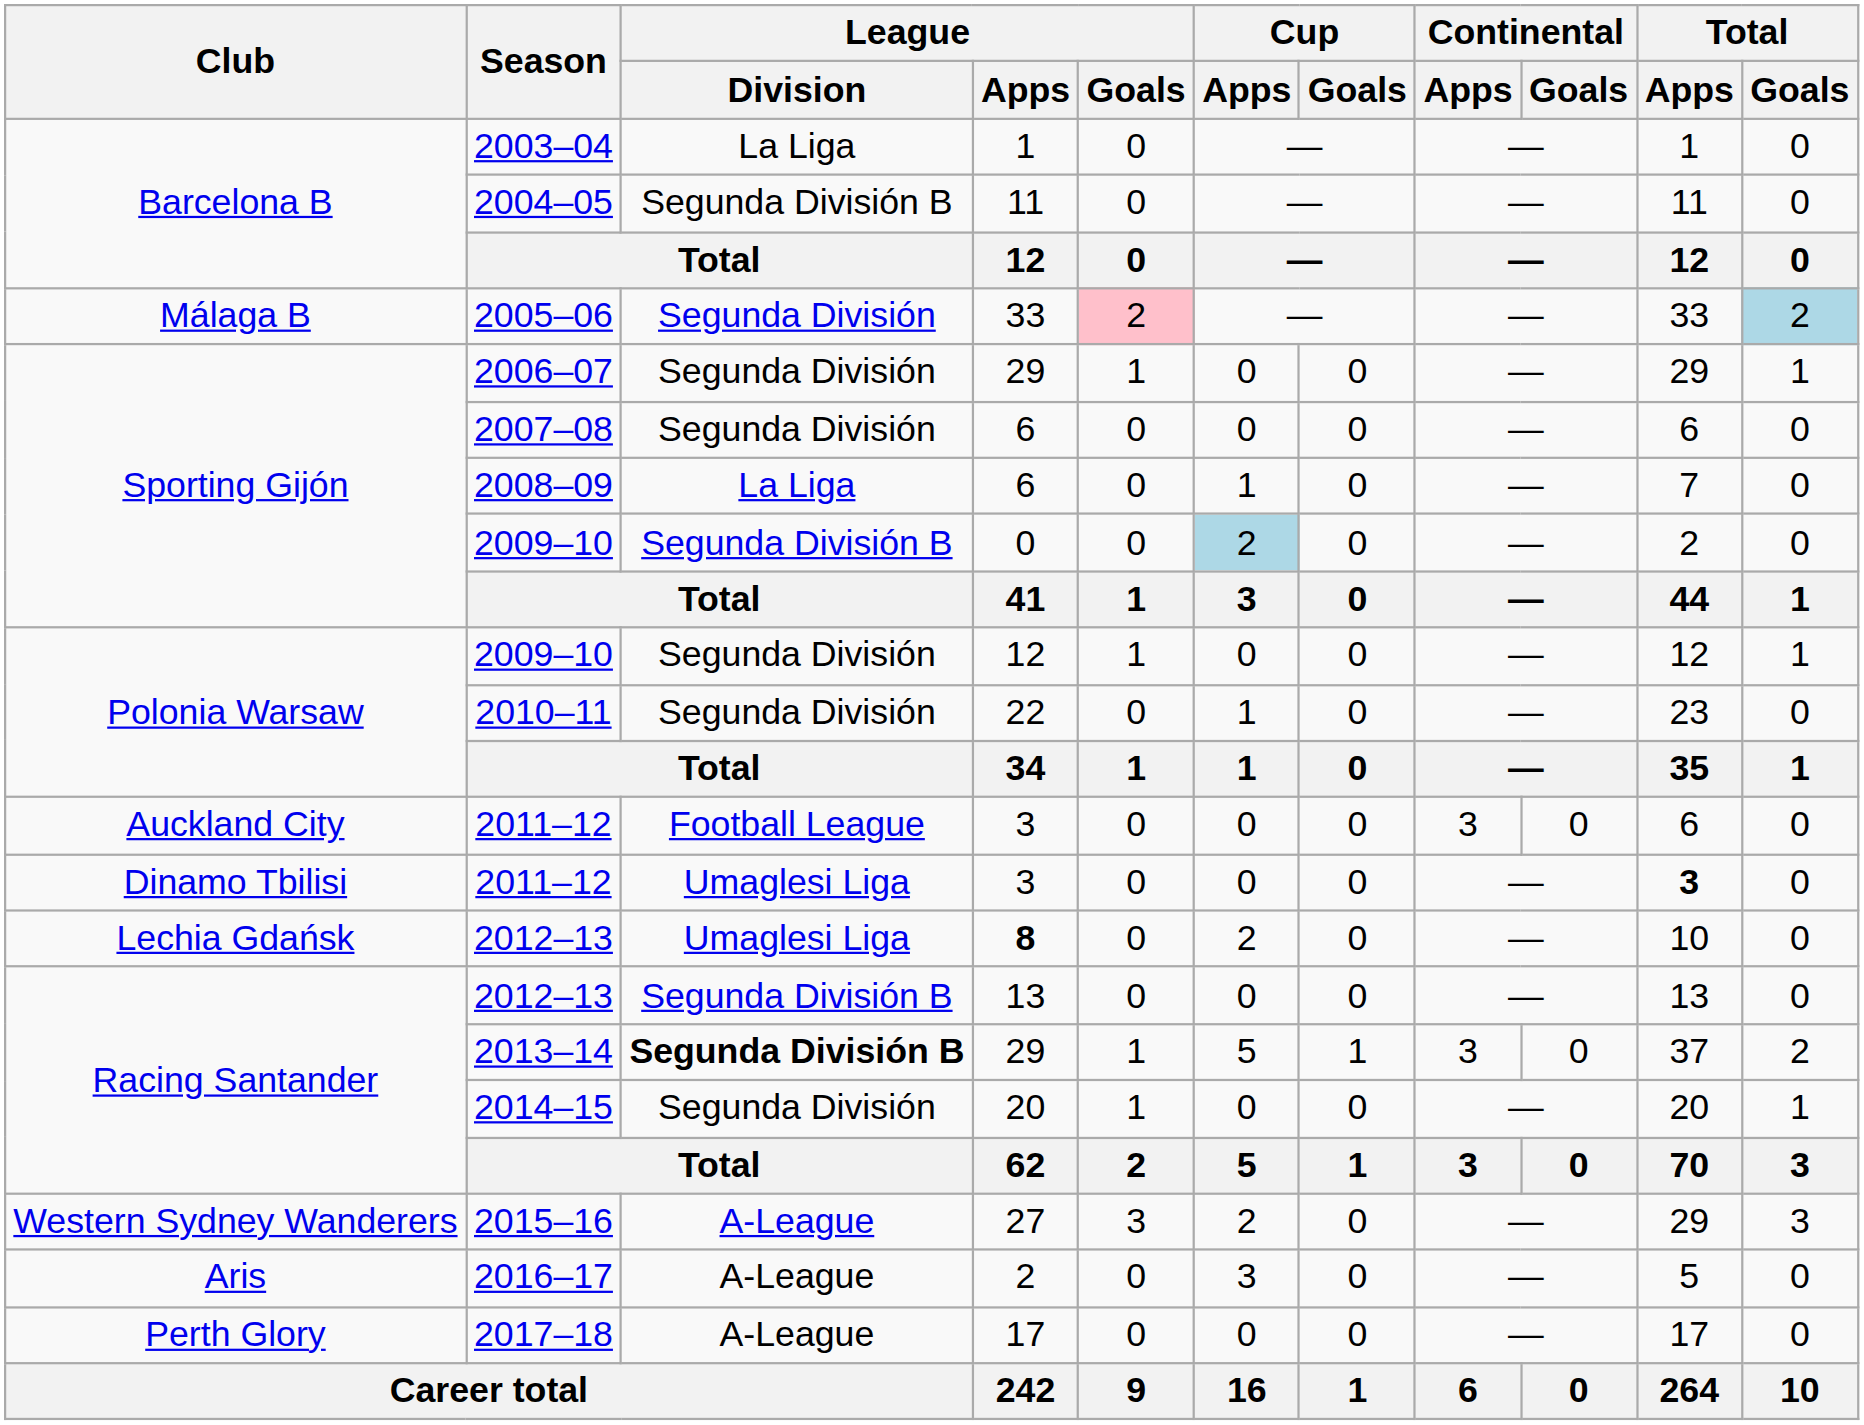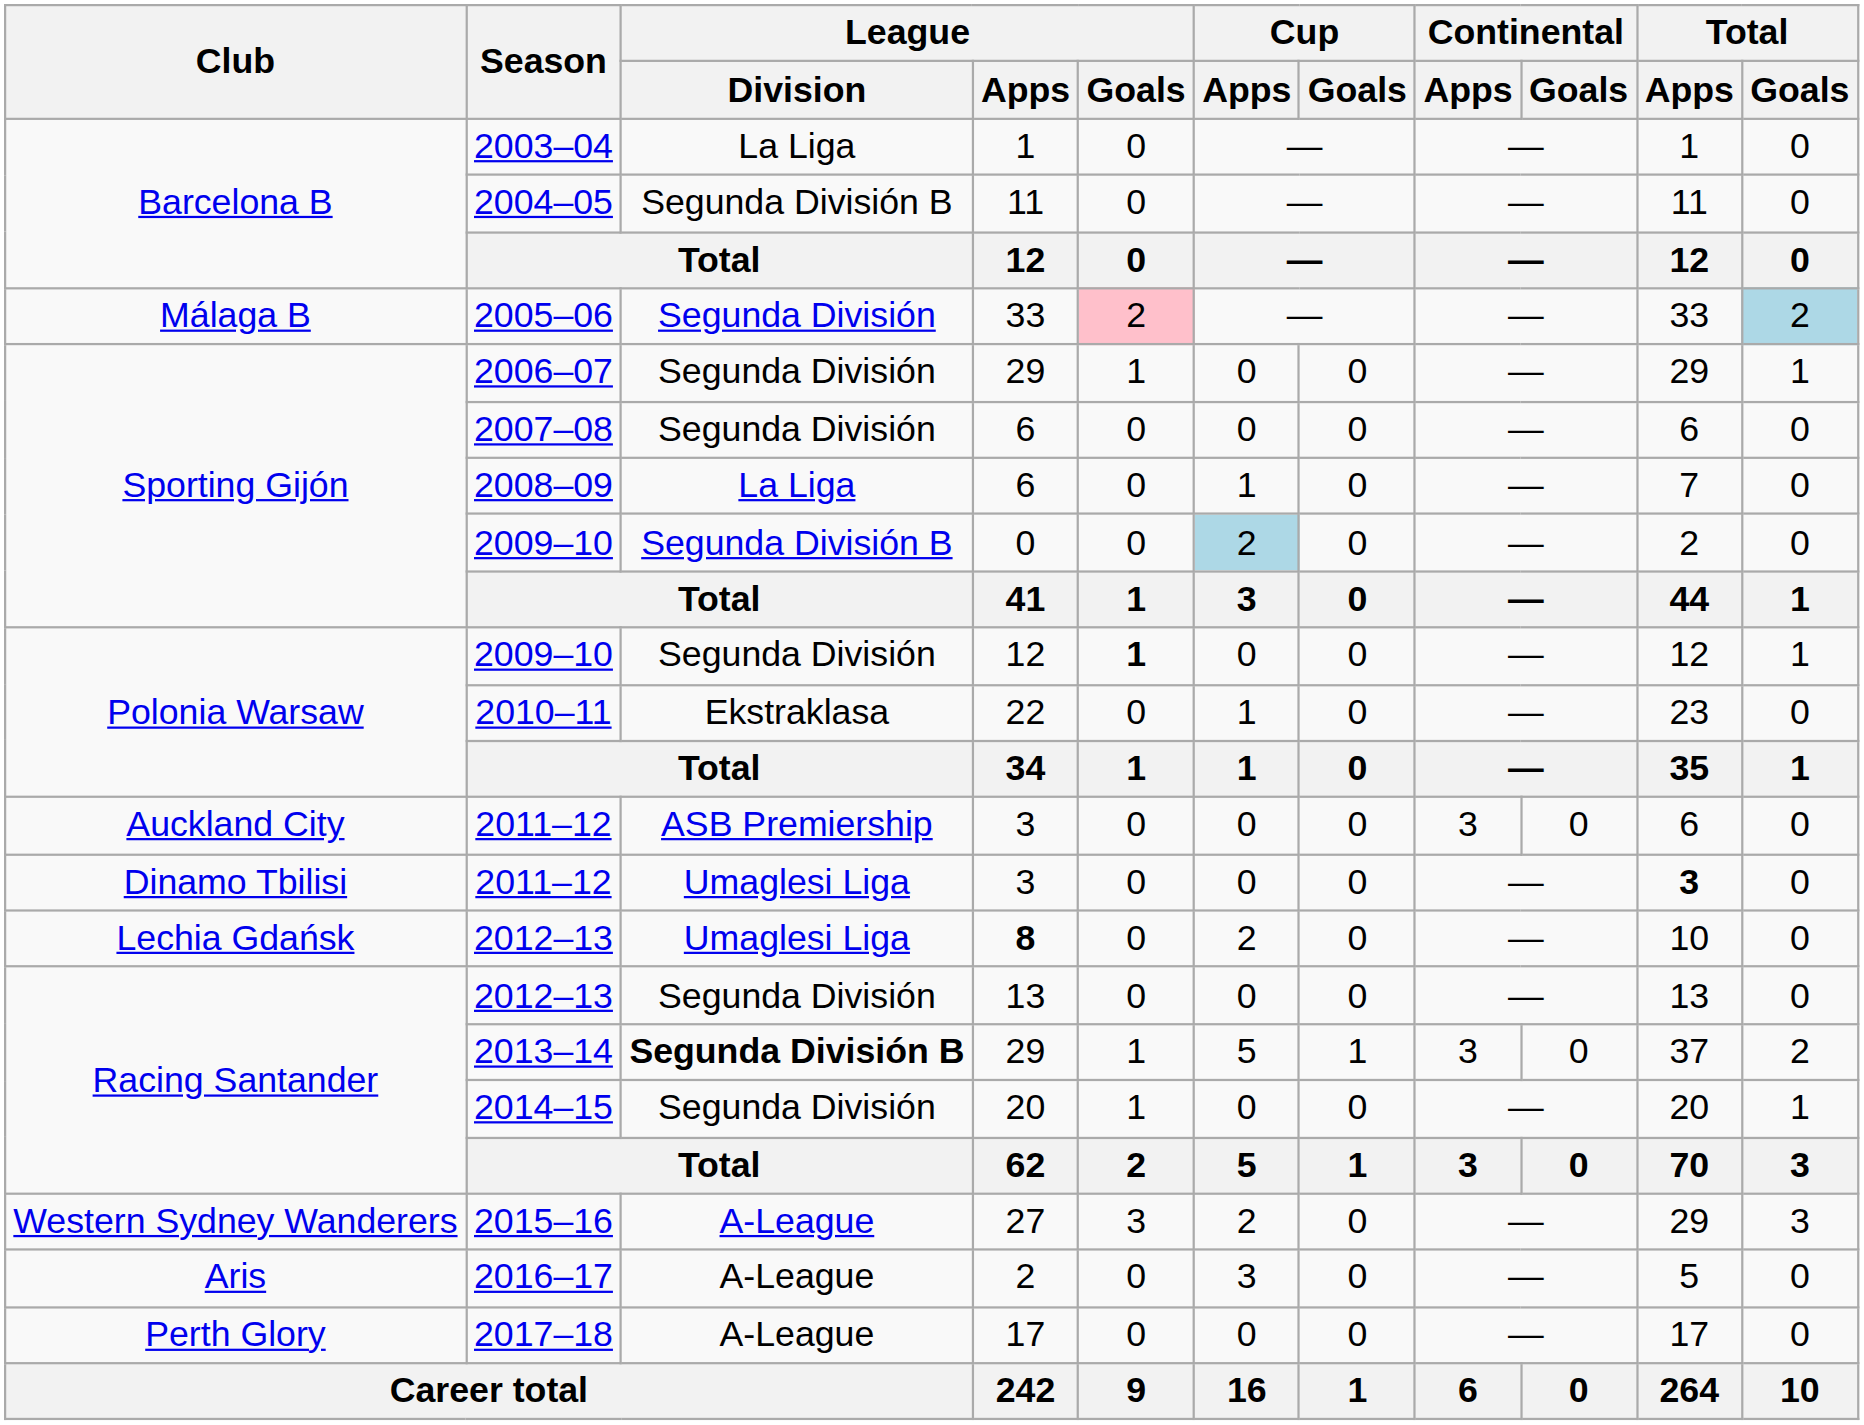(1136, 655) normal -> (1136, 655) bold
(797, 711) Segunda División -> (797, 711) Ekstraklasa
(797, 825) Football League -> (797, 825) ASB Premiership
(797, 994) Segunda División B -> (797, 994) Segunda División
